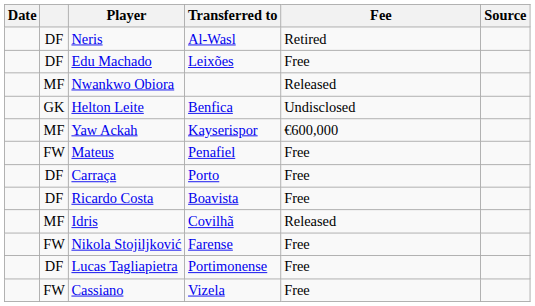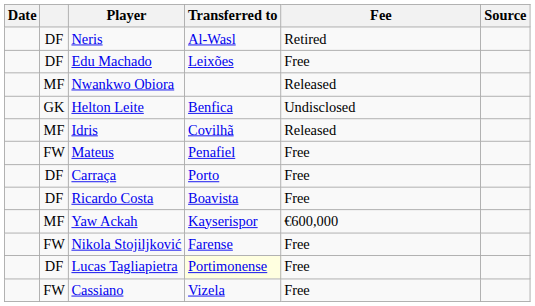rows swapped: (85, 221) <-> (104, 130)
(228, 267) no background -> (228, 267) lightyellow background
